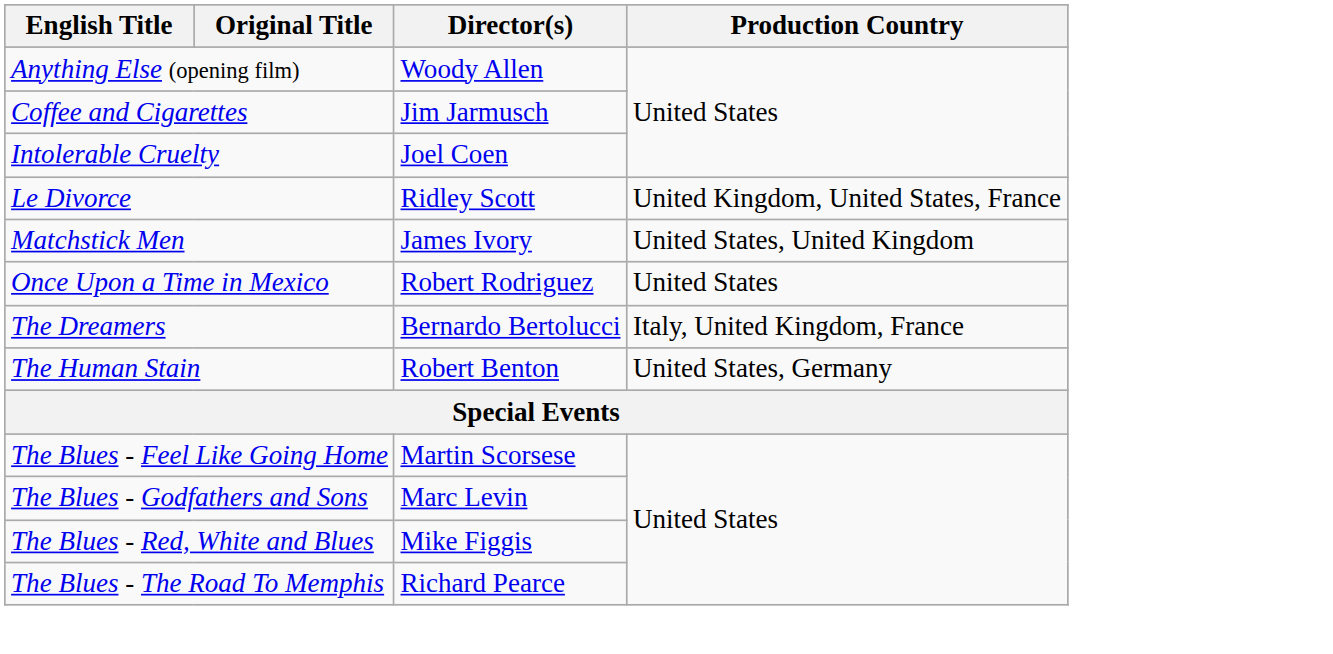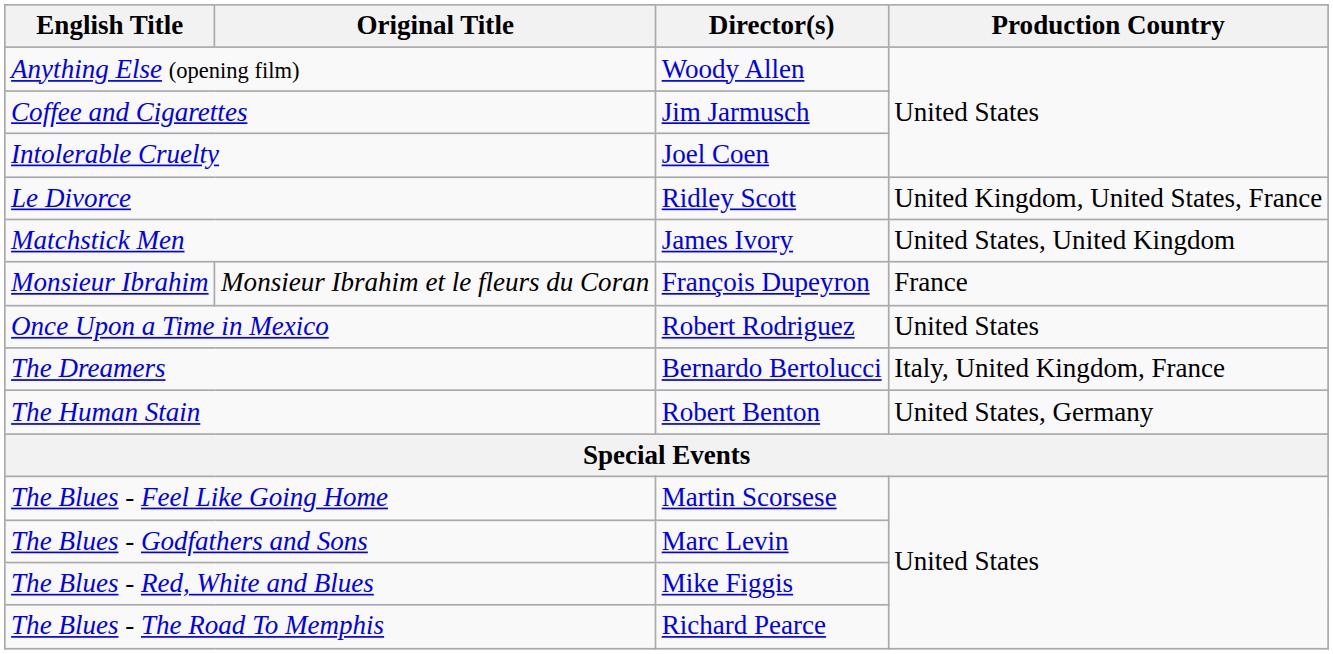+ row: (110, 283)
